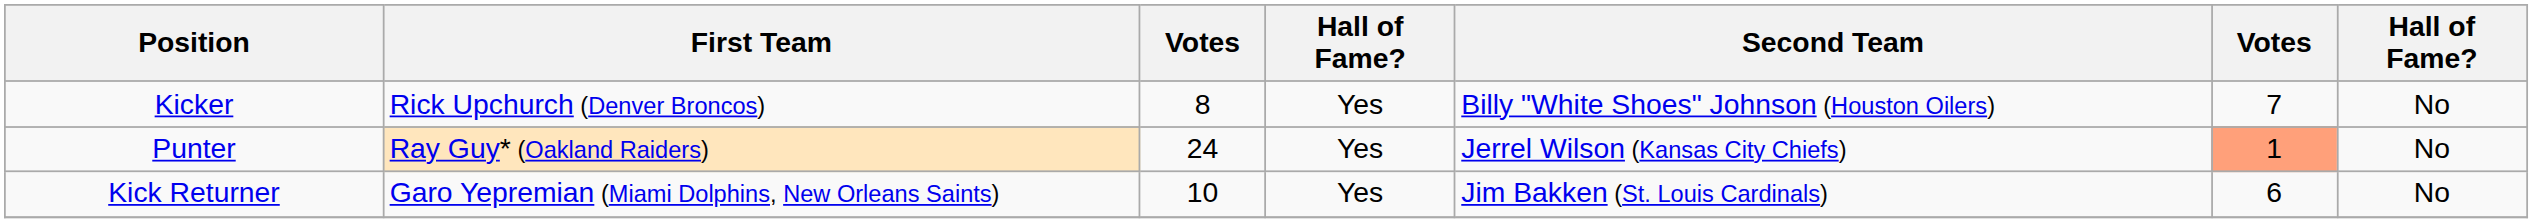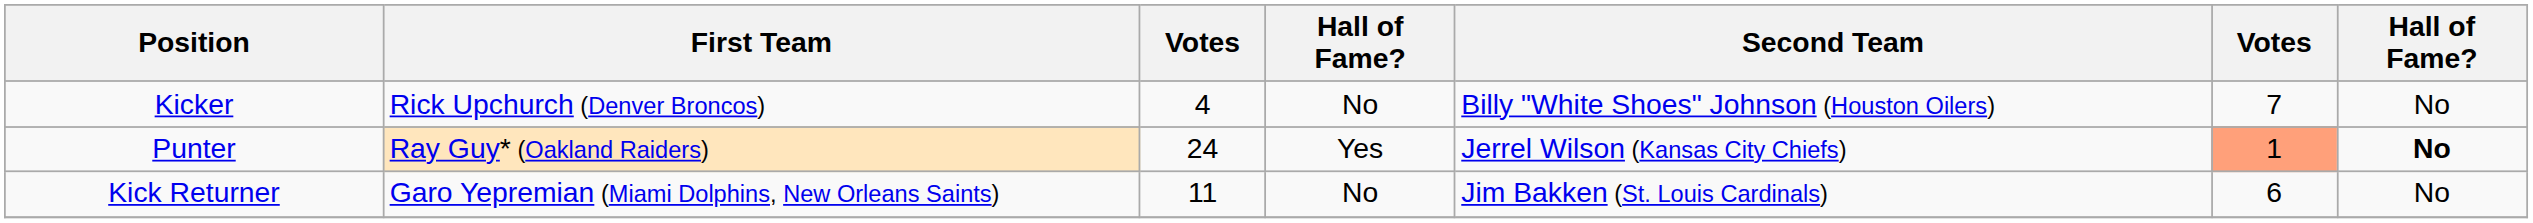(1203, 103) 8 -> (1203, 103) 4
(1360, 103) Yes -> (1360, 103) No
(2432, 148) normal -> (2432, 148) bold
(1203, 193) 10 -> (1203, 193) 11
(1360, 193) Yes -> (1360, 193) No
